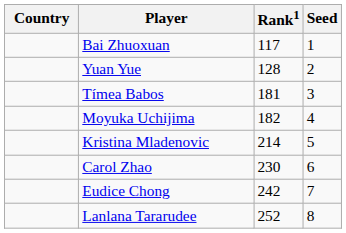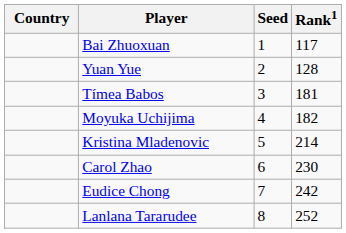columns swapped: (279, 18) <-> (322, 18)
